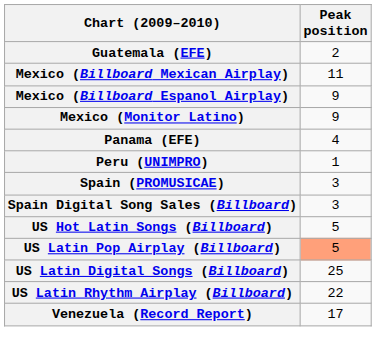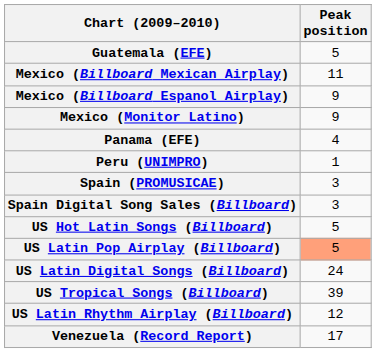(336, 53) 2 -> (336, 53) 5
(336, 271) 25 -> (336, 271) 24
+ row: (152, 293)
(336, 293) 22 -> (336, 315) 12
